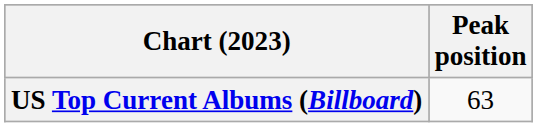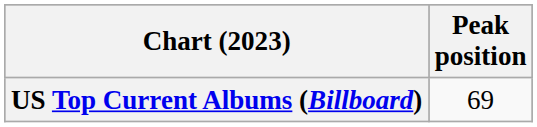(481, 99) 63 -> (481, 99) 69
